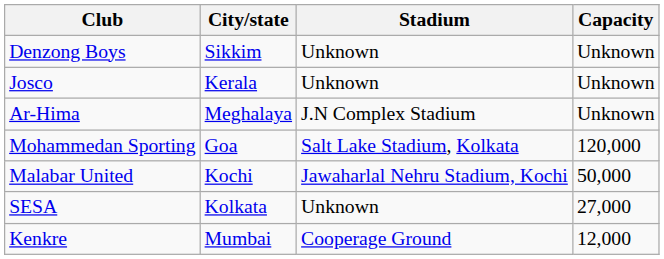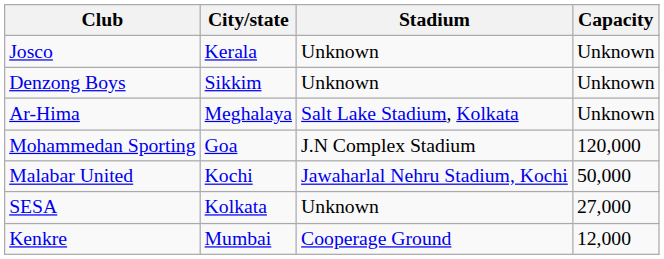rows swapped: (67, 51) <-> (31, 82)
(388, 113) J.N Complex Stadium -> (410, 113) Salt Lake Stadium, Kolkata
(410, 144) Salt Lake Stadium, Kolkata -> (388, 144) J.N Complex Stadium
